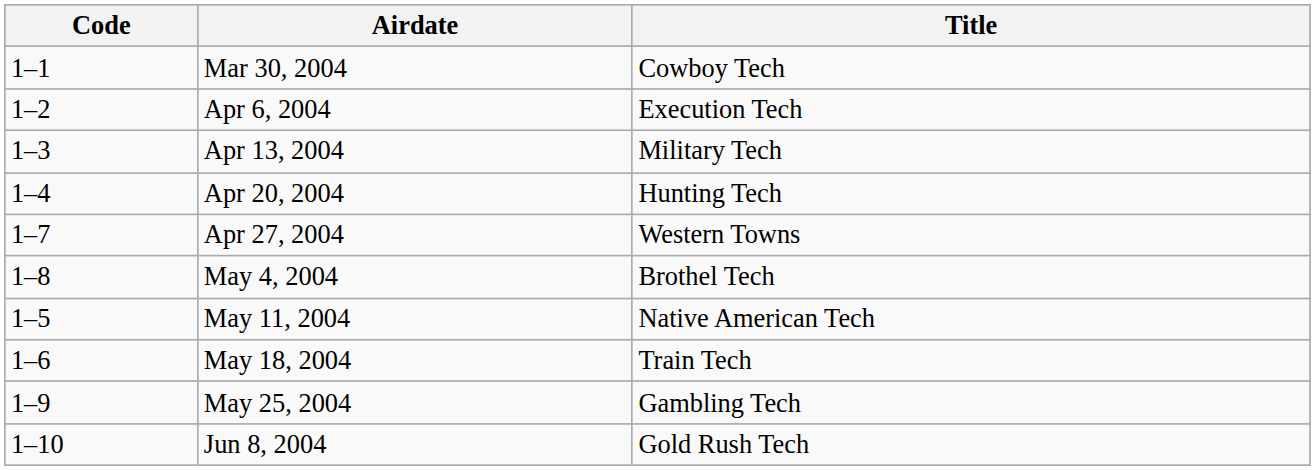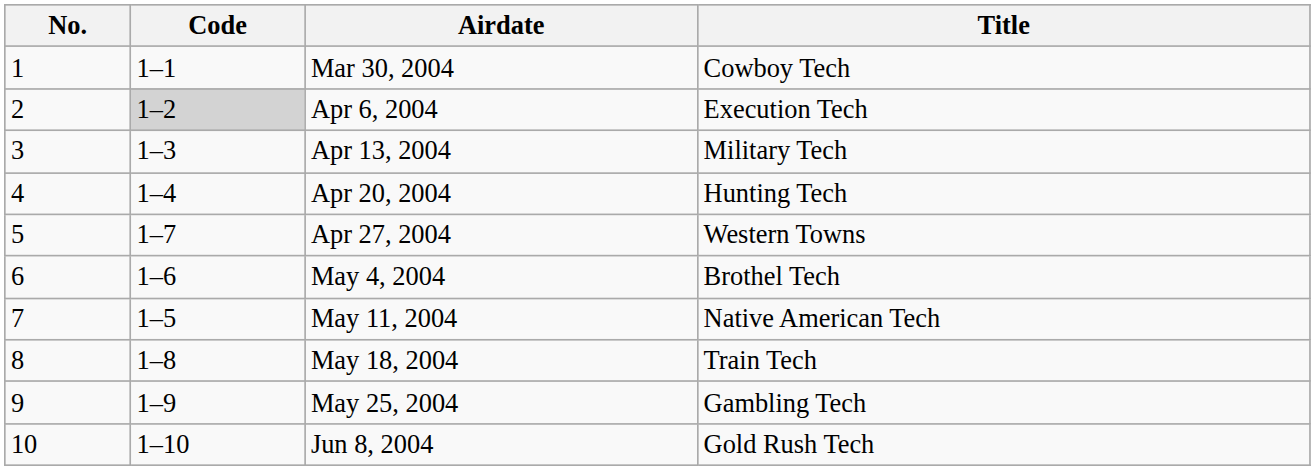+ column: (68, 25)
(31, 109) no background -> (156, 109) lightgrey background
(31, 276) 1–8 -> (156, 276) 1–6
(31, 360) 1–6 -> (156, 360) 1–8
